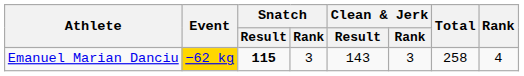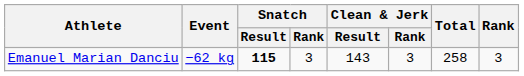(210, 59) gold background -> (210, 59) no background
(498, 59) 4 -> (498, 59) 3
